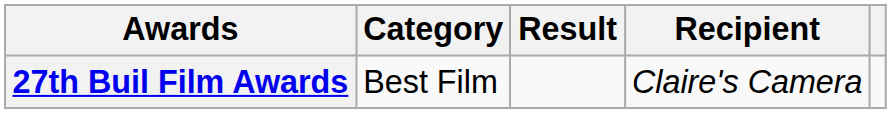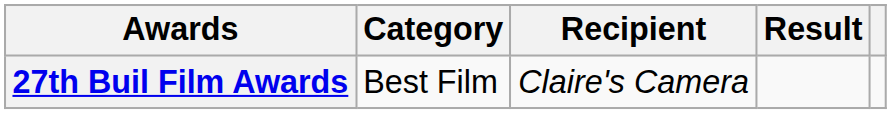columns swapped: (747, 30) <-> (568, 30)
